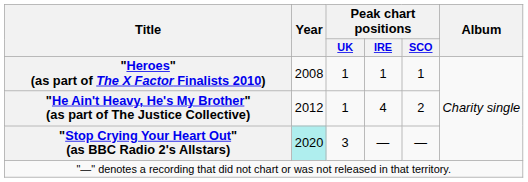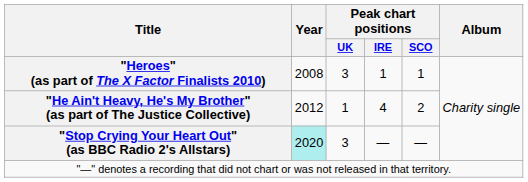(345, 73) 1 -> (345, 73) 3
